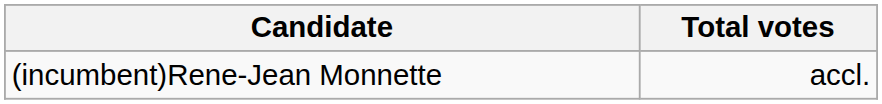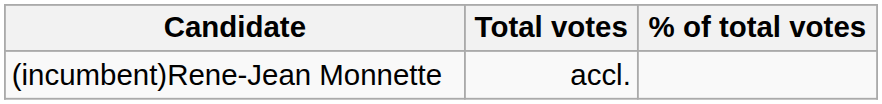+ column: (757, 27)
